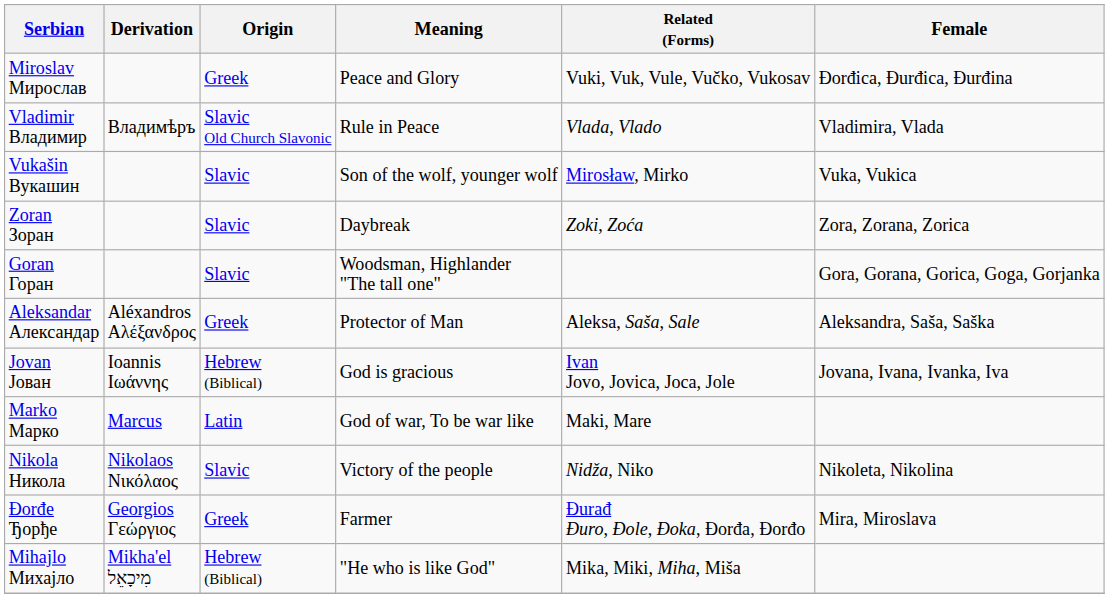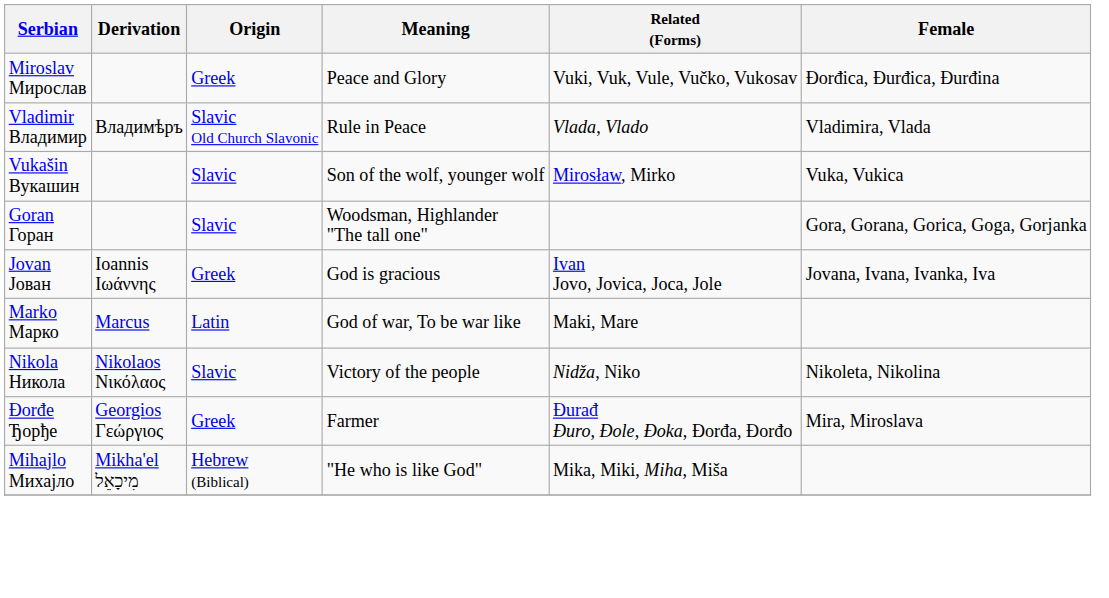- row: (31, 225)
- row: (54, 323)
(233, 372) Hebrew (Biblical) -> (213, 274) Greek
